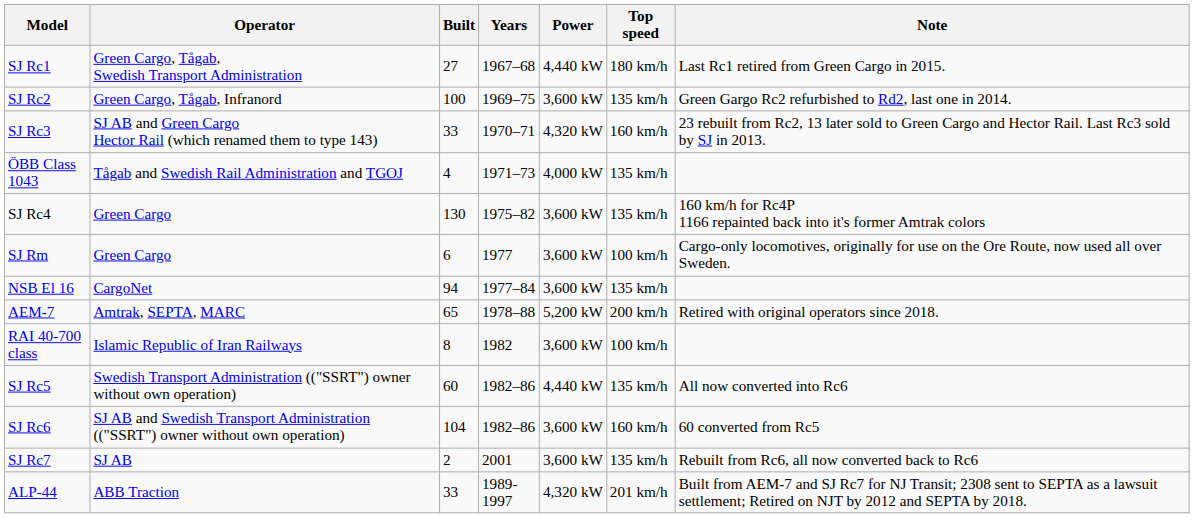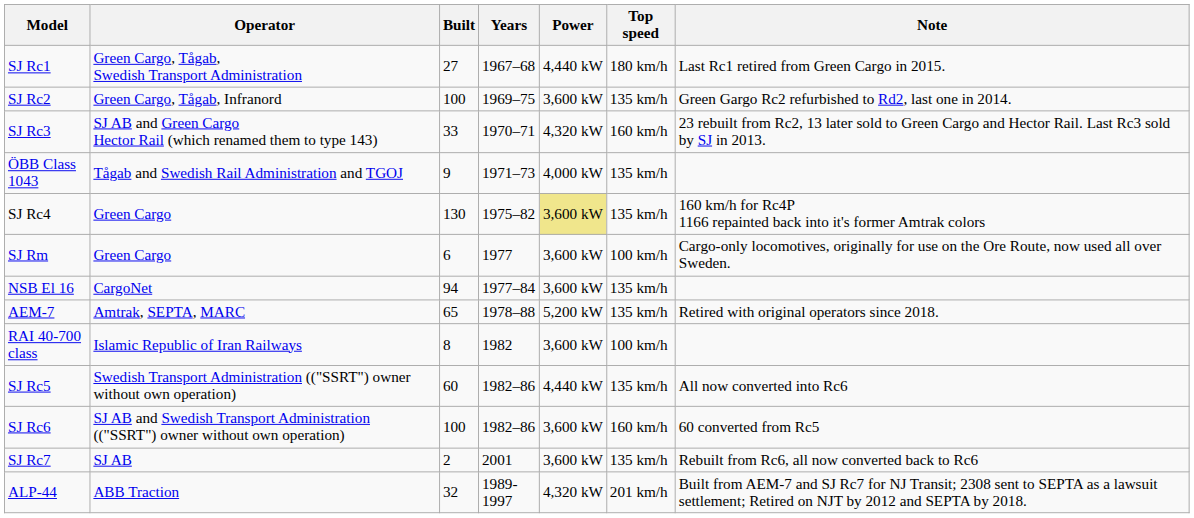(447, 172) 4 -> (447, 172) 9
(573, 214) no background -> (573, 214) khaki background
(639, 312) 200 km/h -> (639, 312) 135 km/h
(454, 427) 104 -> (454, 427) 100
(450, 492) 33 -> (450, 492) 32
